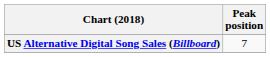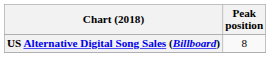(244, 43) 7 -> (244, 43) 8
